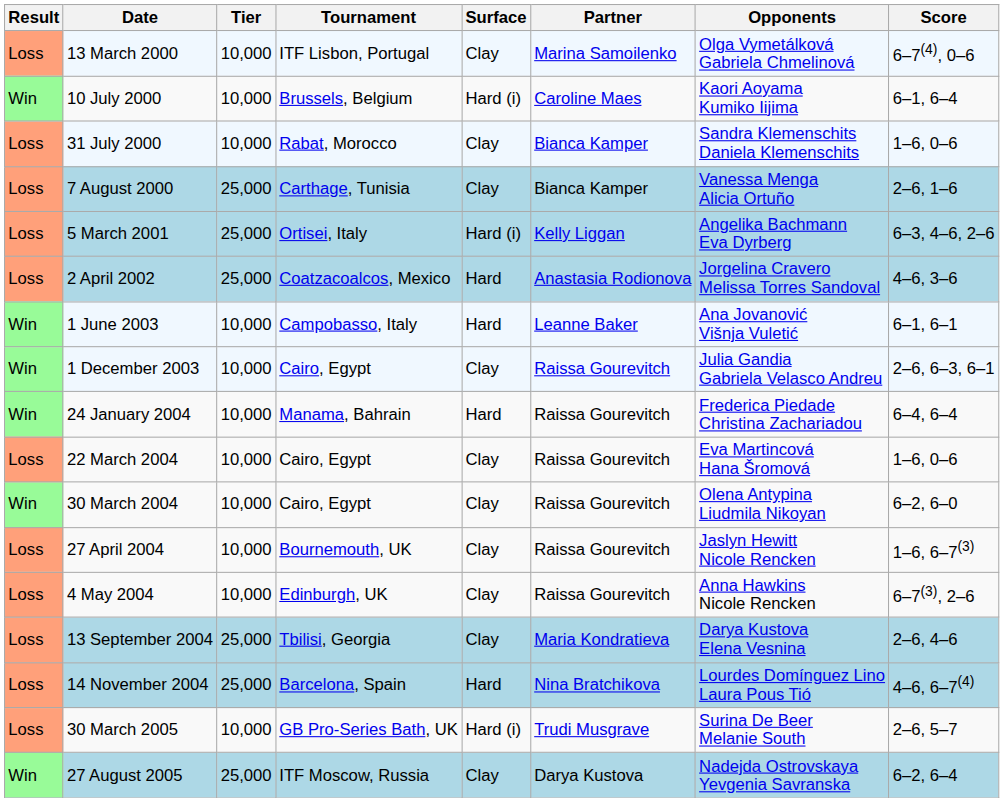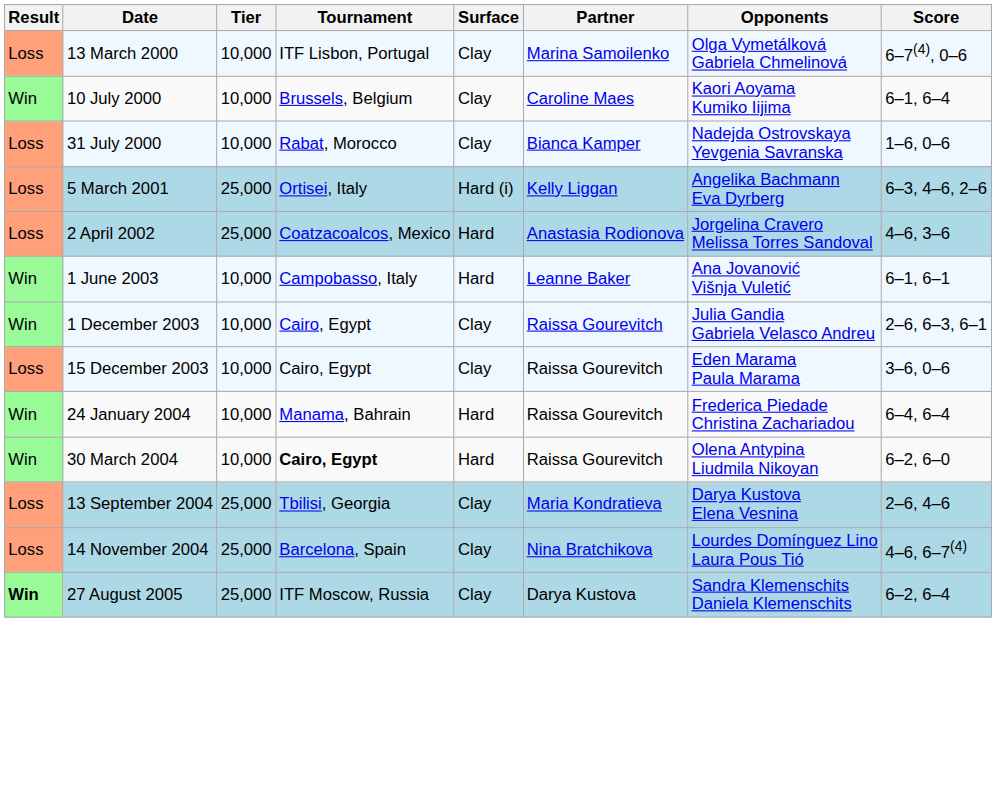(493, 98) Hard (i) -> (475, 98) Clay
(779, 143) Sandra Klemenschits Daniela Klemenschits -> (771, 143) Nadejda Ostrovskaya Yevgenia Savranska
- row: (120, 188)
+ row: (138, 369)
- row: (122, 459)
(325, 504) normal -> (328, 459) bold
(482, 504) Clay -> (476, 459) Hard
- row: (115, 549)
- row: (110, 594)
(483, 684) Hard -> (475, 549) Clay
- row: (122, 730)
(23, 775) normal -> (24, 594) bold
(779, 775) Nadejda Ostrovskaya Yevgenia Savranska -> (772, 594) Sandra Klemenschits Daniela Klemenschits
